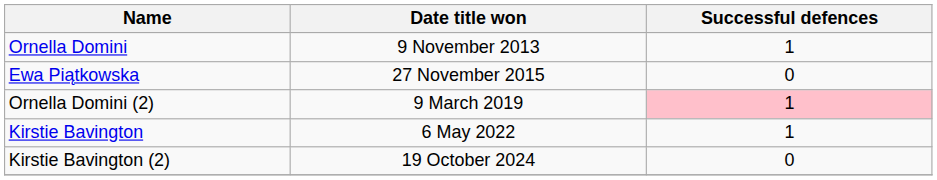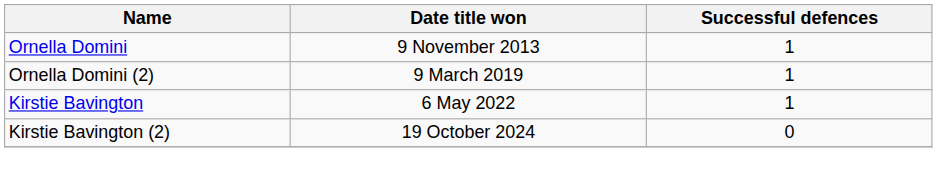- row: (74, 75)
(790, 103) pink background -> (790, 75) no background
